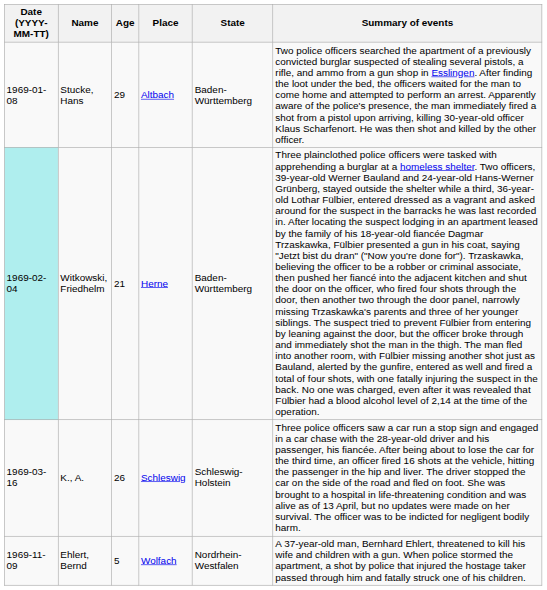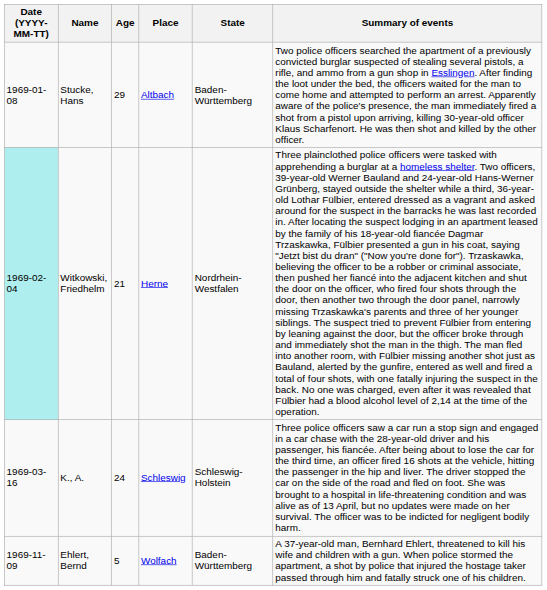(223, 283) Baden-Württemberg -> (218, 283) Nordrhein-Westfalen
(120, 478) 26 -> (120, 478) 24
(218, 560) Nordrhein-Westfalen -> (223, 560) Baden-Württemberg
